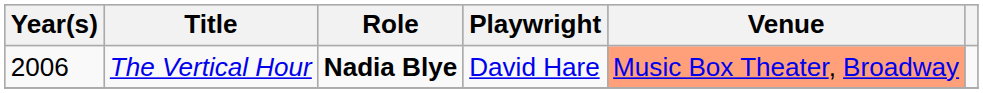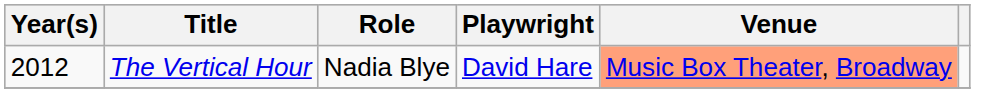(40, 66) 2006 -> (40, 66) 2012
(391, 66) bold -> (387, 66) normal
